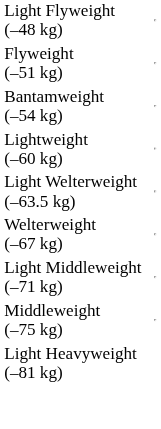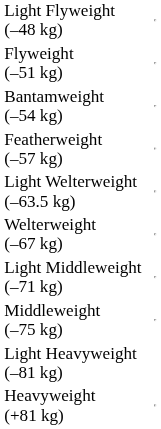+ row: (53, 148)
- row: (46, 148)
+ row: (50, 405)
